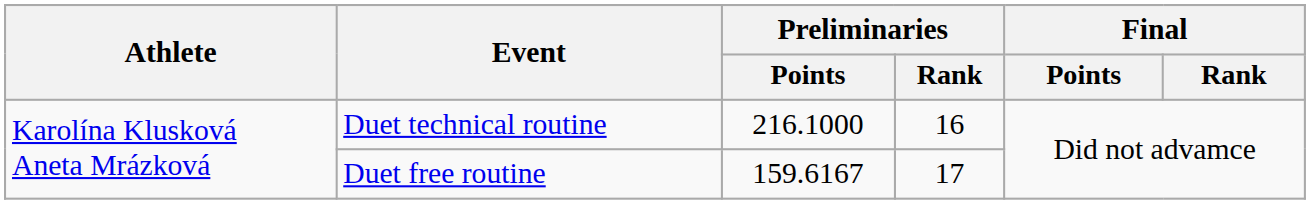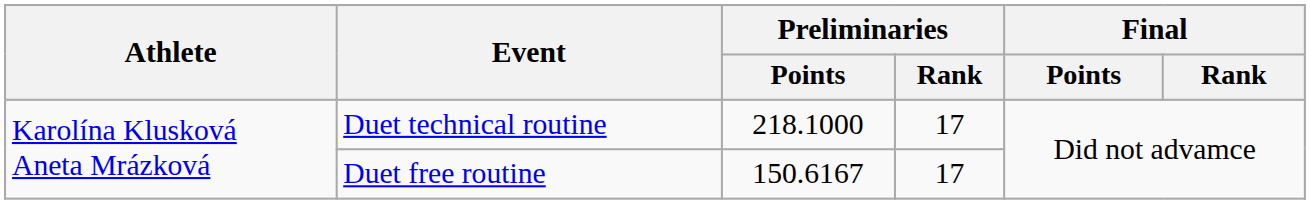(808, 124) 216.1000 -> (808, 124) 218.1000
(950, 124) 16 -> (950, 124) 17
(808, 173) 159.6167 -> (808, 173) 150.6167
